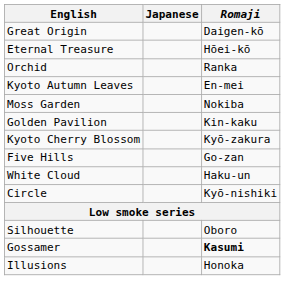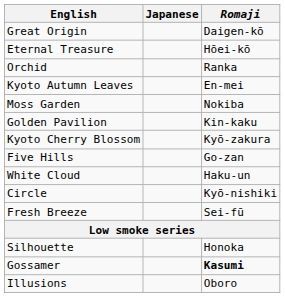+ row: (47, 212)
(221, 230) Oboro -> (224, 248) Honoka
(224, 266) Honoka -> (221, 284) Oboro
